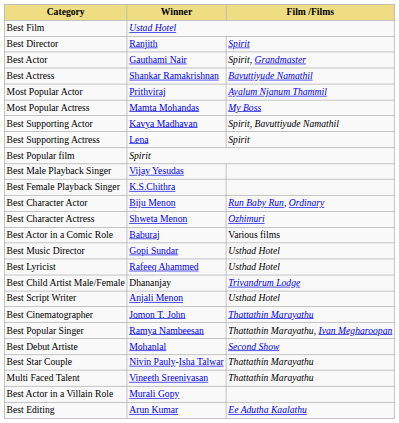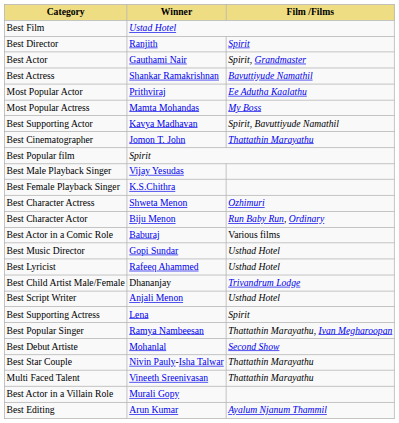(278, 92) Ayalum Njanum Thammil -> (268, 92) Ee Adutha Kaalathu
rows swapped: (53, 140) <-> (50, 315)
rows swapped: (47, 203) <-> (51, 219)
(268, 410) Ee Adutha Kaalathu -> (278, 410) Ayalum Njanum Thammil
